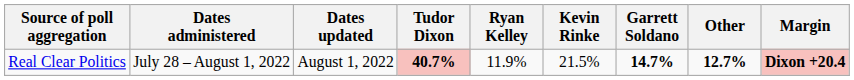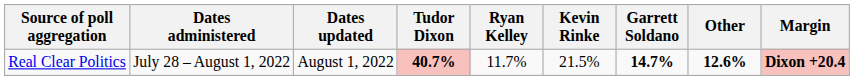(507, 62) 11.9% -> (507, 62) 11.7%
(725, 62) 12.7% -> (725, 62) 12.6%
